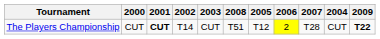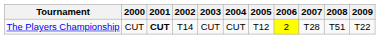columns swapped: (337, 12) <-> (236, 12)
(362, 27) bold -> (362, 27) normal
